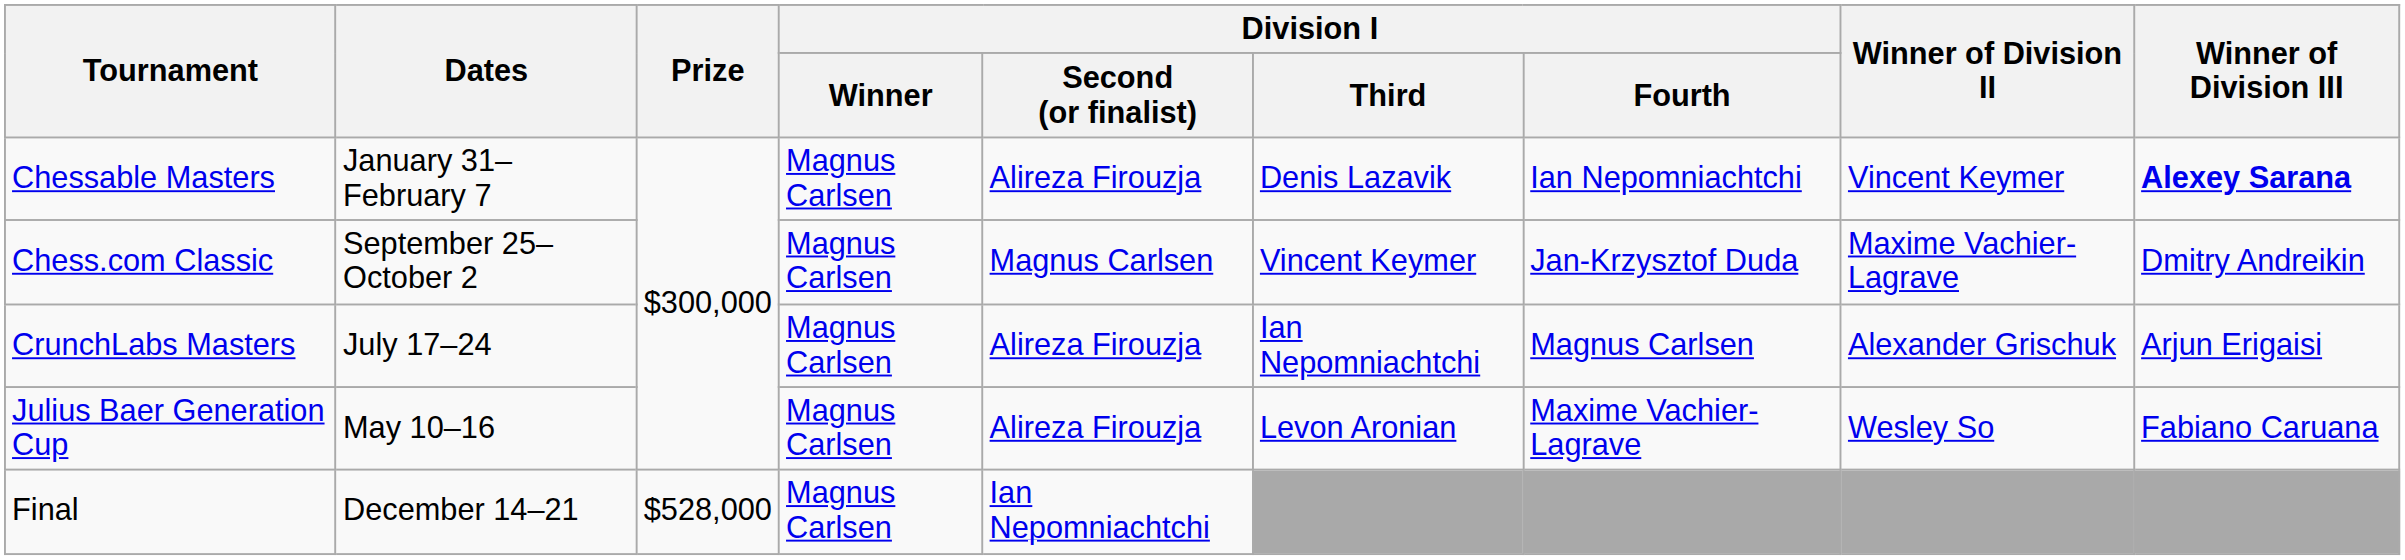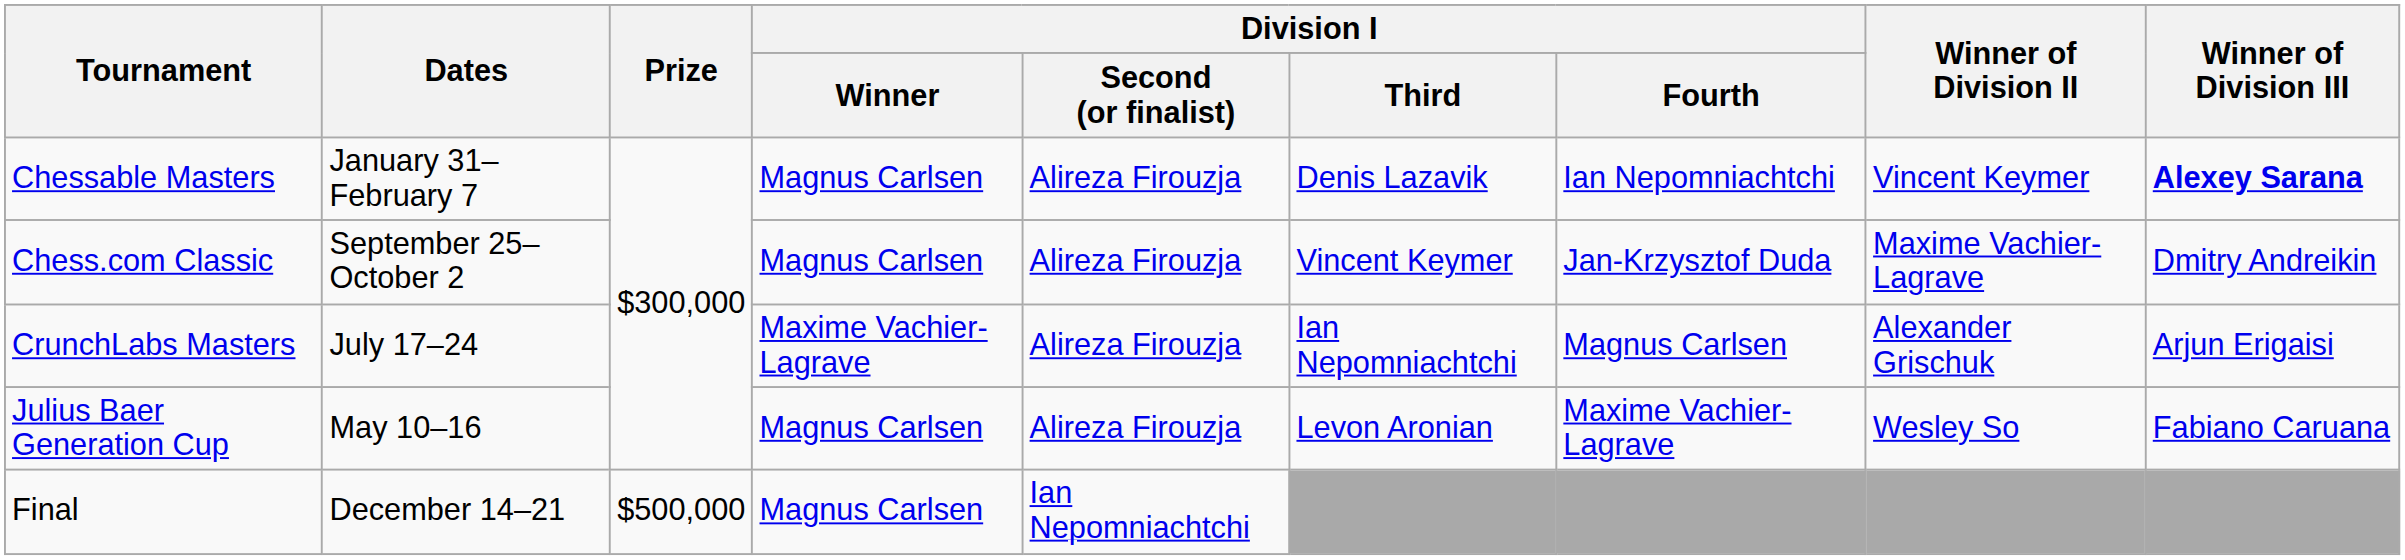(1101, 261) Magnus Carlsen -> (1135, 261) Alireza Firouzja
(841, 344) Magnus Carlsen -> (874, 344) Maxime Vachier-Lagrave
(708, 511) $528,000 -> (681, 511) $500,000
